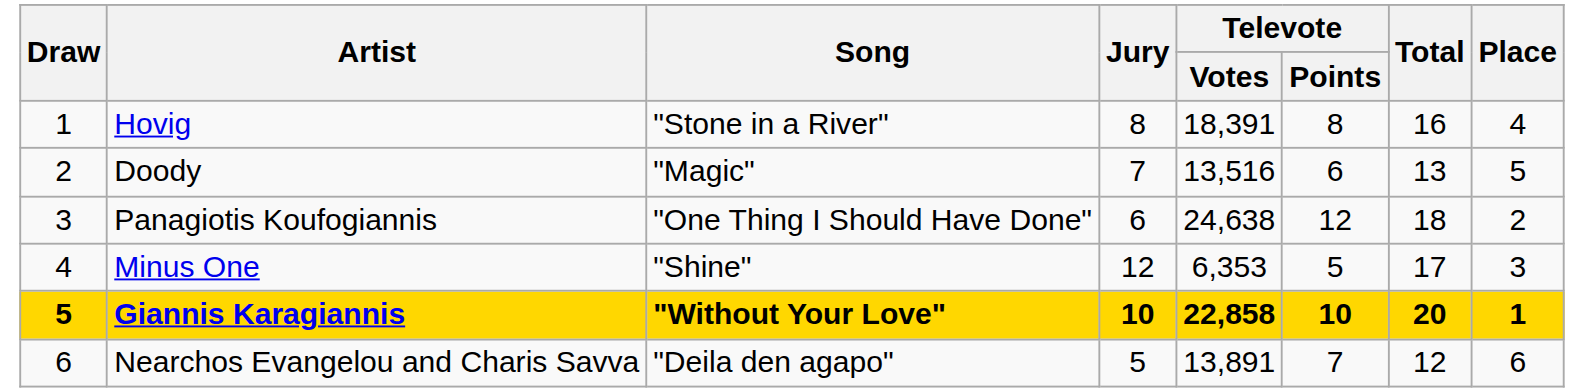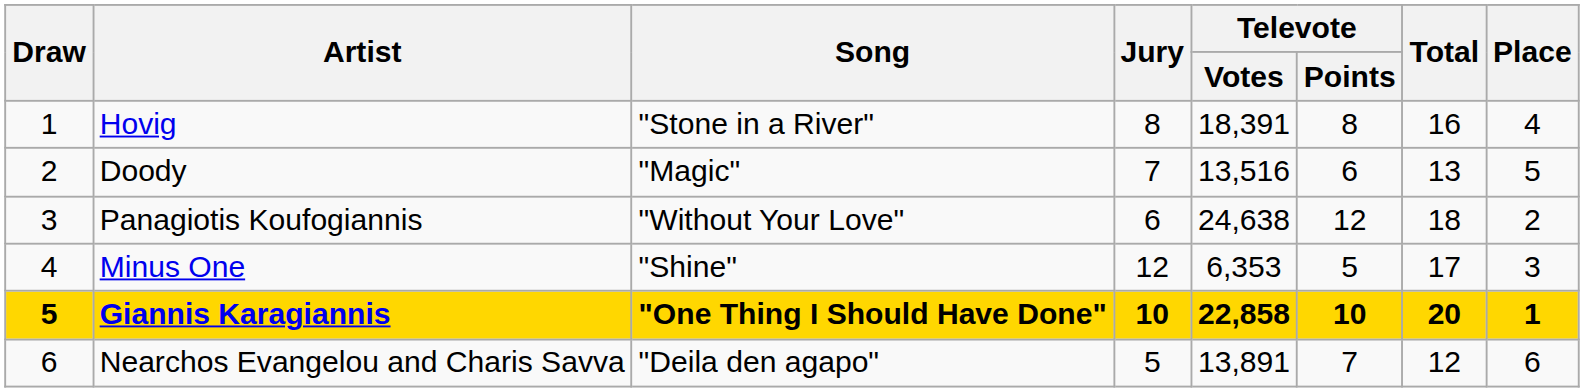(873, 219) "One Thing I Should Have Done" -> (771, 219) "Without Your Love"
(800, 314) "Without Your Love" -> (873, 314) "One Thing I Should Have Done"
